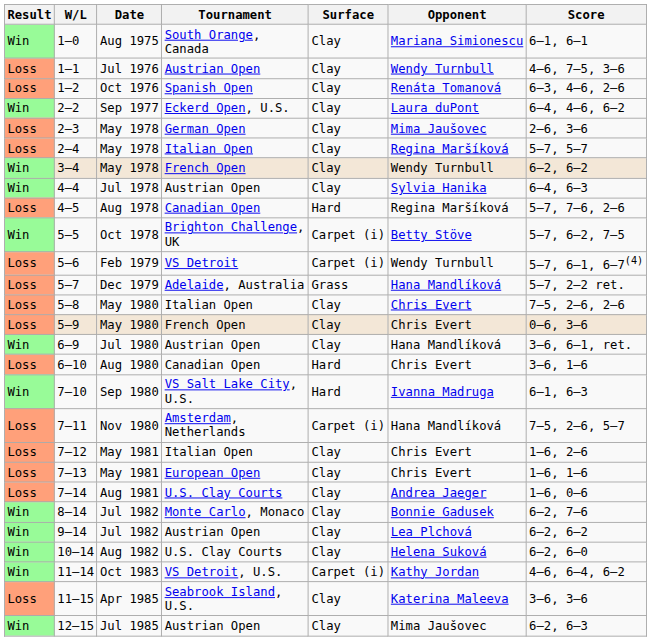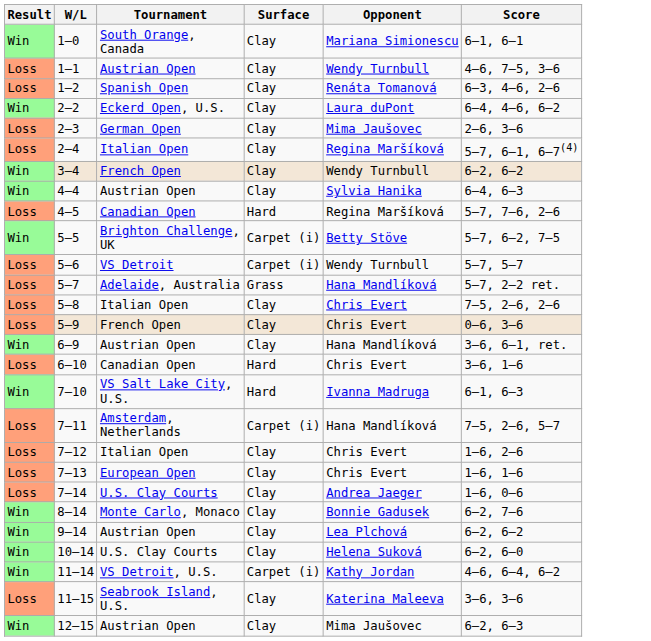- column: (129, 14)
(559, 148) 5–7, 5–7 -> (521, 150) 5–7, 6–1, 6–7(4)
(586, 263) 5–7, 6–1, 6–7(4) -> (494, 265) 5–7, 5–7
